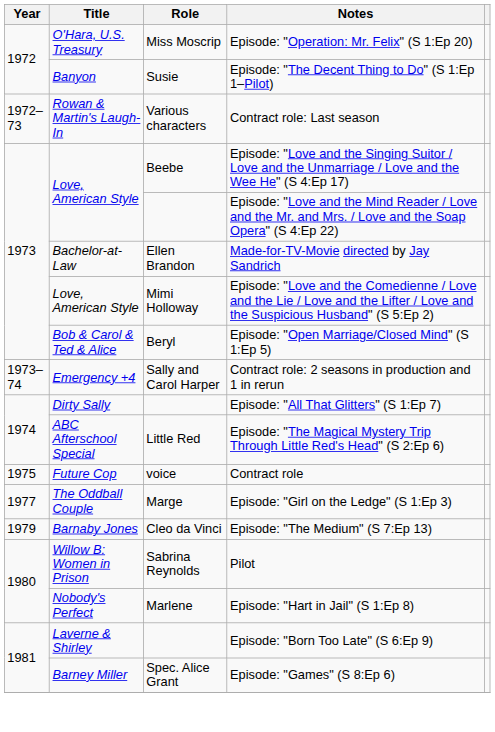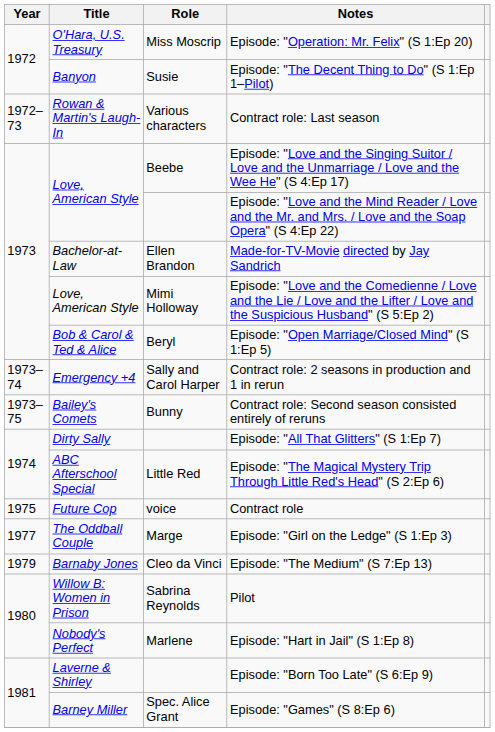+ row: (343, 412)
